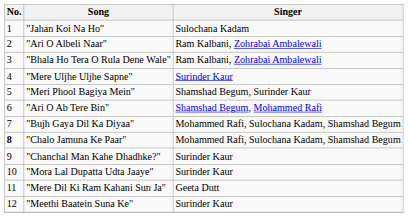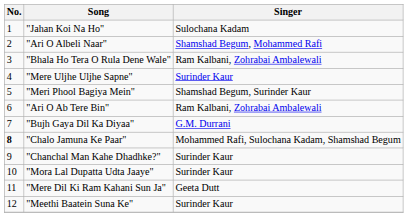(248, 44) Ram Kalbani, Zohrabai Ambalewali -> (249, 44) Shamshad Begum, Mohammed Rafi
(249, 108) Shamshad Begum, Mohammed Rafi -> (248, 108) Ram Kalbani, Zohrabai Ambalewali
(288, 124) Mohammed Rafi, Sulochana Kadam, Shamshad Begum -> (203, 124) G.M. Durrani
